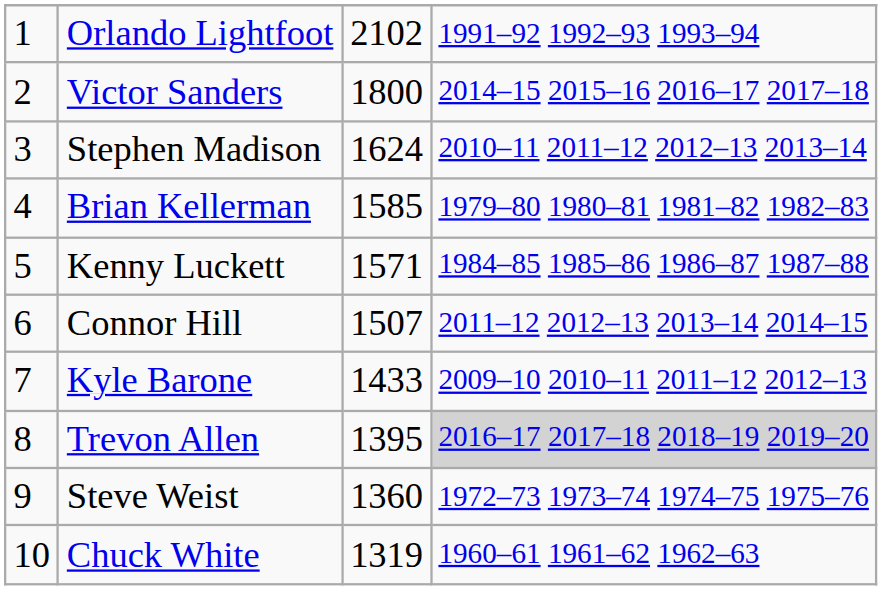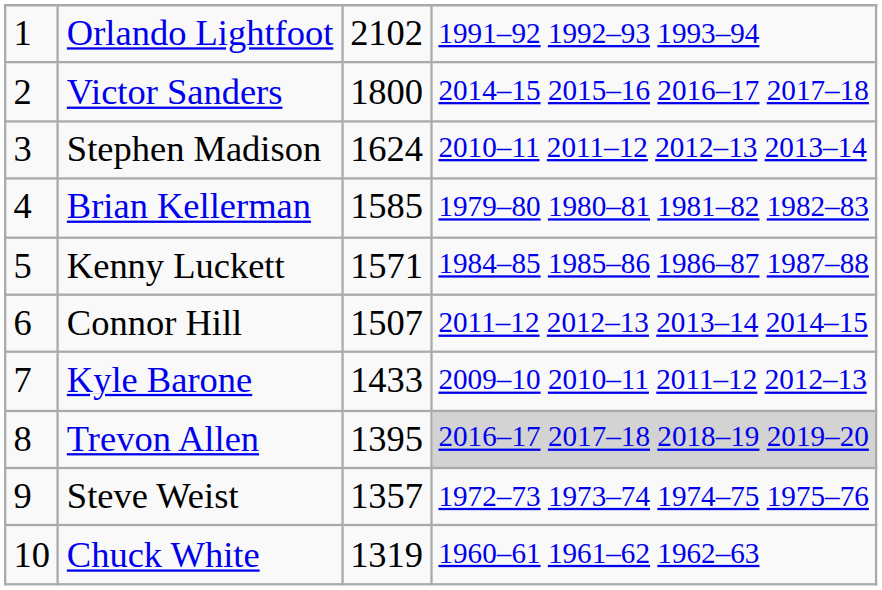(387, 496) 1360 -> (387, 496) 1357
